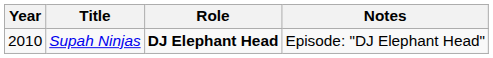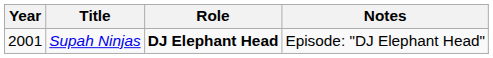(25, 41) 2010 -> (25, 41) 2001
